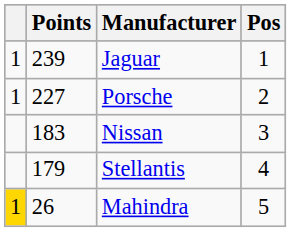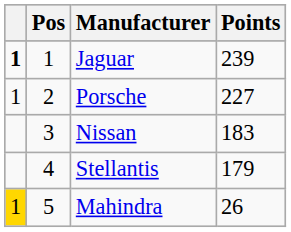columns swapped: (264, 22) <-> (62, 22)
(16, 59) normal -> (16, 59) bold
